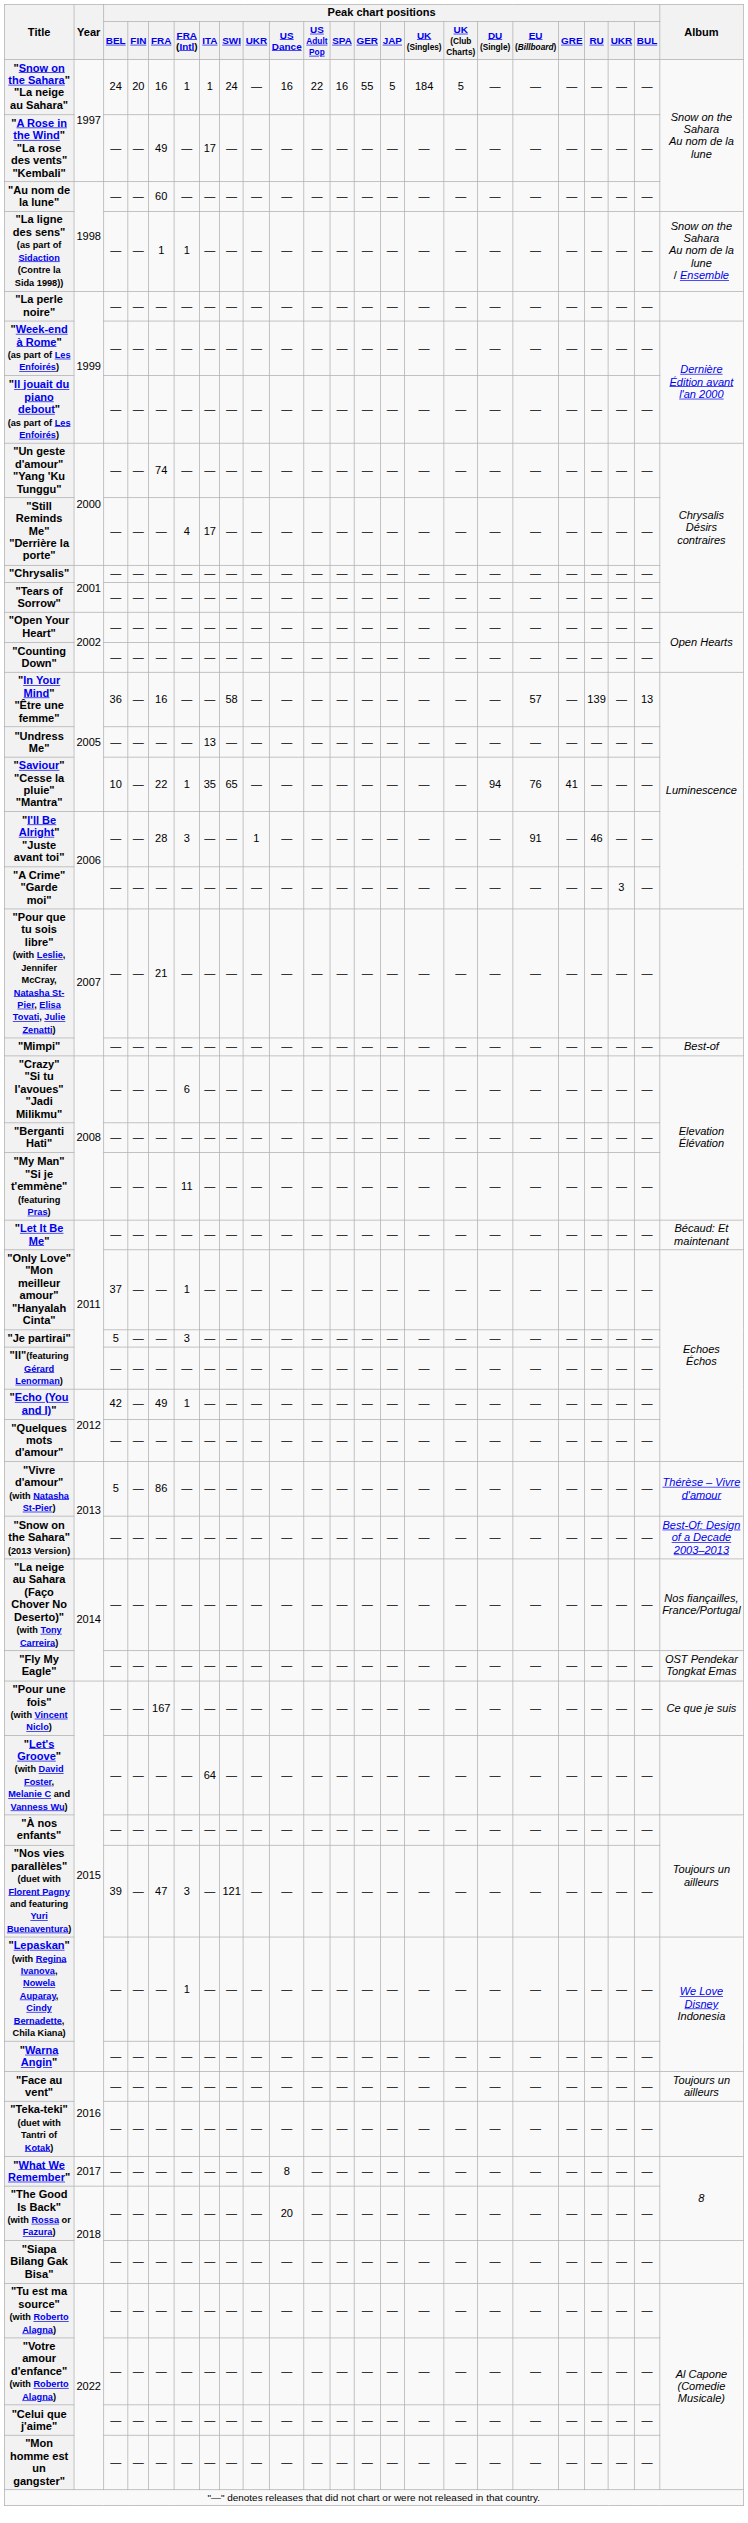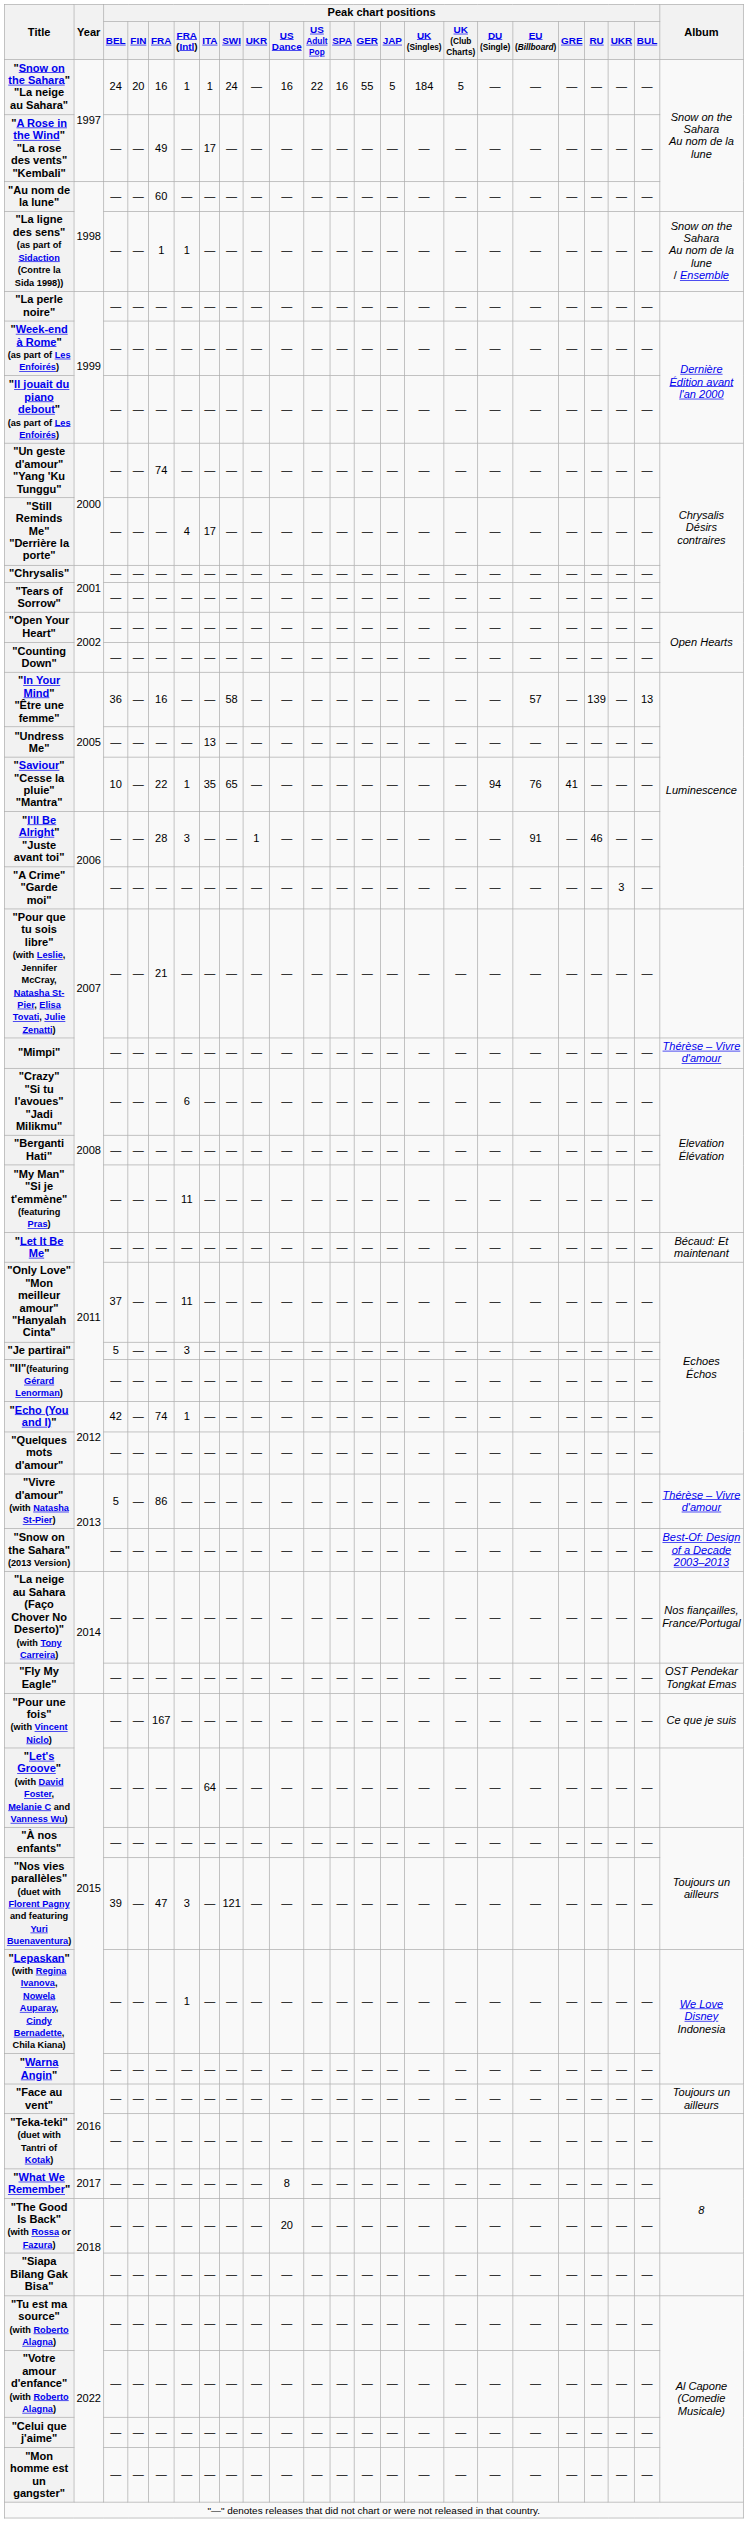(701, 1047) Best-of -> (701, 1053) Thérèse – Vivre d'amour
(187, 1289) 1 -> (187, 1302) 11
(161, 1404) 49 -> (161, 1416) 74
